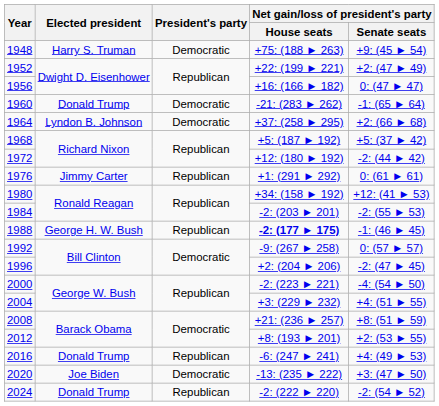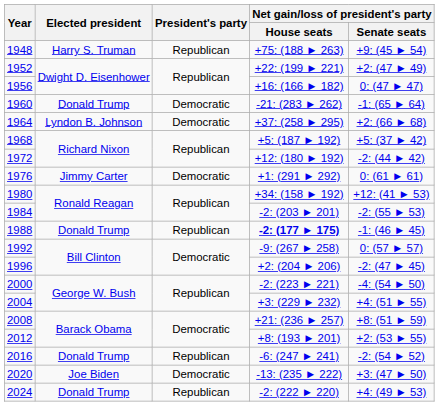(201, 50) Democratic -> (201, 50) Republican
(201, 176) Republican -> (201, 176) Democratic
(94, 230) George H. W. Bush -> (94, 230) Donald Trump
(391, 356) +4: (49 ► 53) -> (391, 356) -2: (54 ► 52)
(391, 393) -2: (54 ► 52) -> (391, 393) +4: (49 ► 53)
